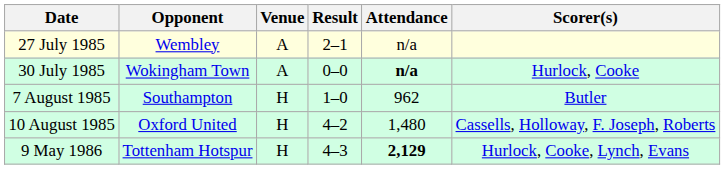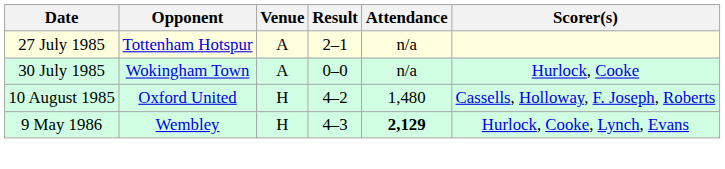(188, 44) Wembley -> (188, 44) Tottenham Hotspur
(407, 71) bold -> (407, 71) normal
- row: (62, 97)
(188, 151) Tottenham Hotspur -> (188, 124) Wembley
